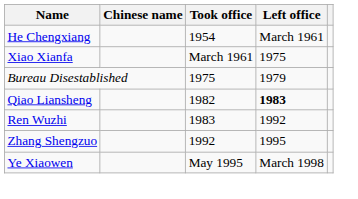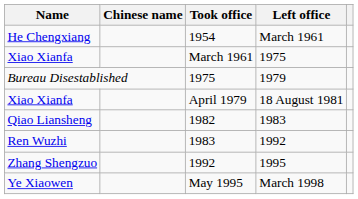+ row: (218, 99)
(273, 99) bold -> (273, 120) normal
